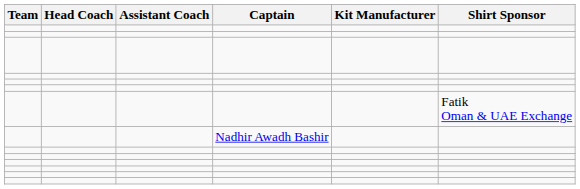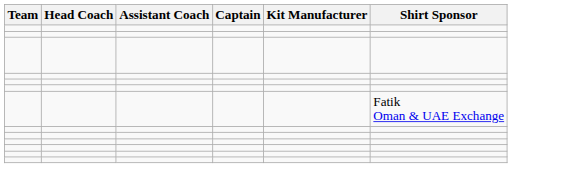- row: (23, 137)
